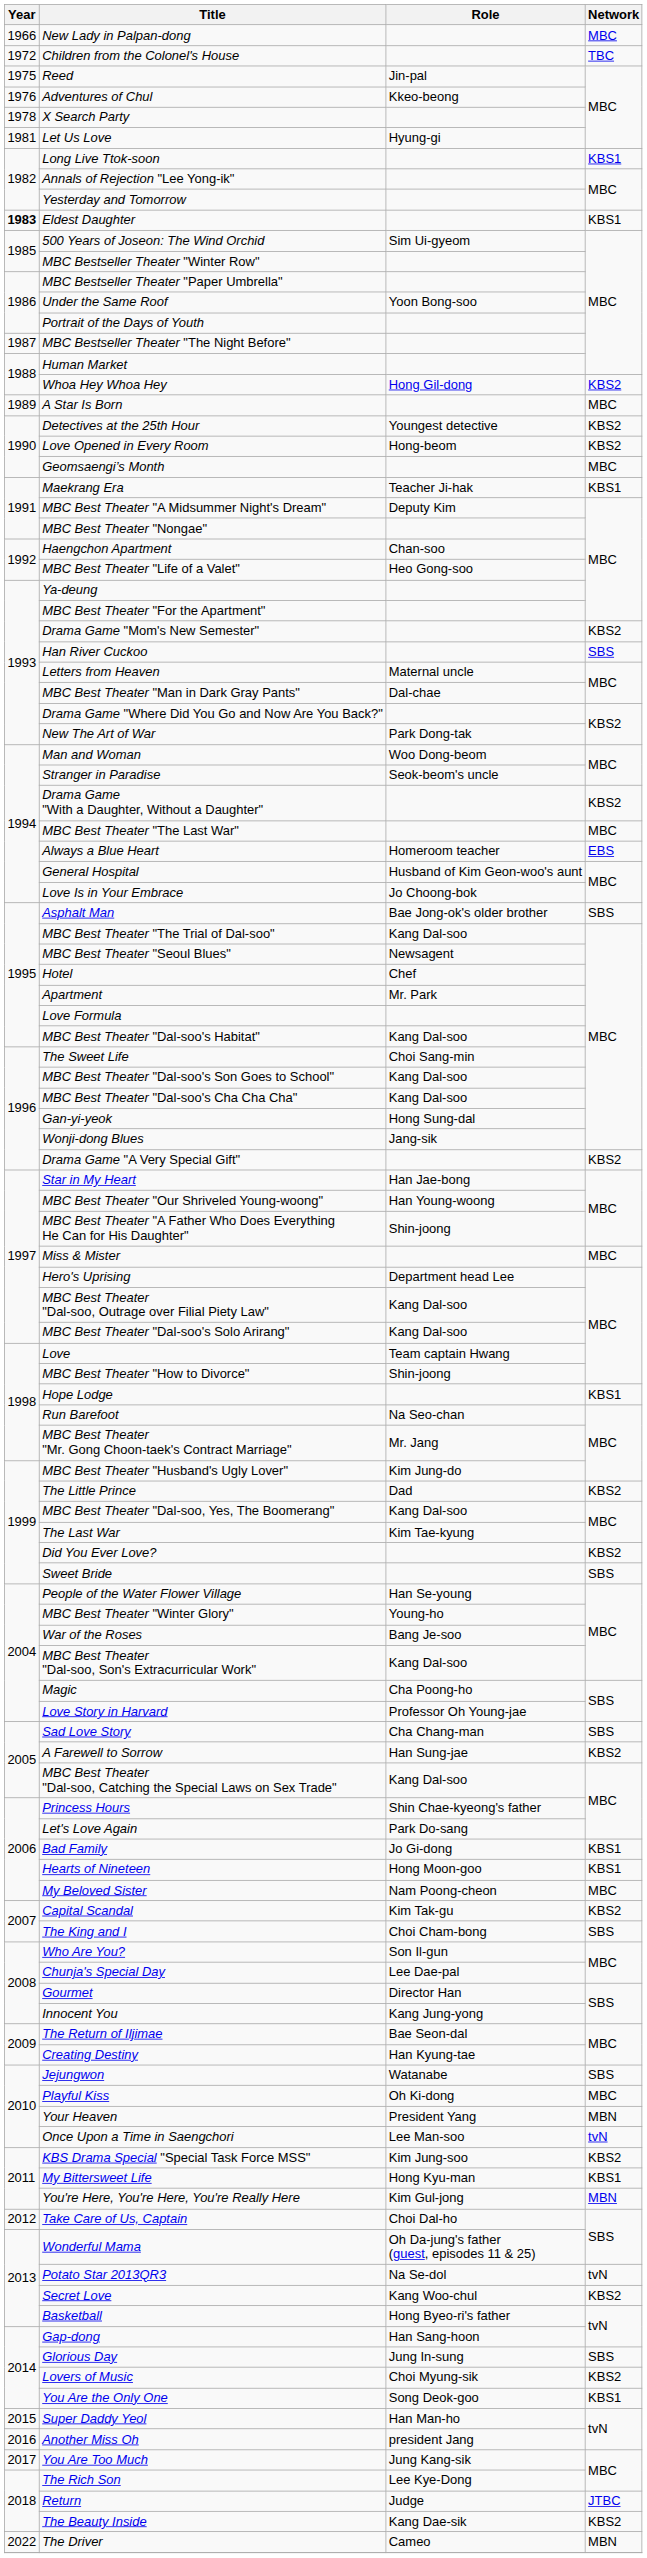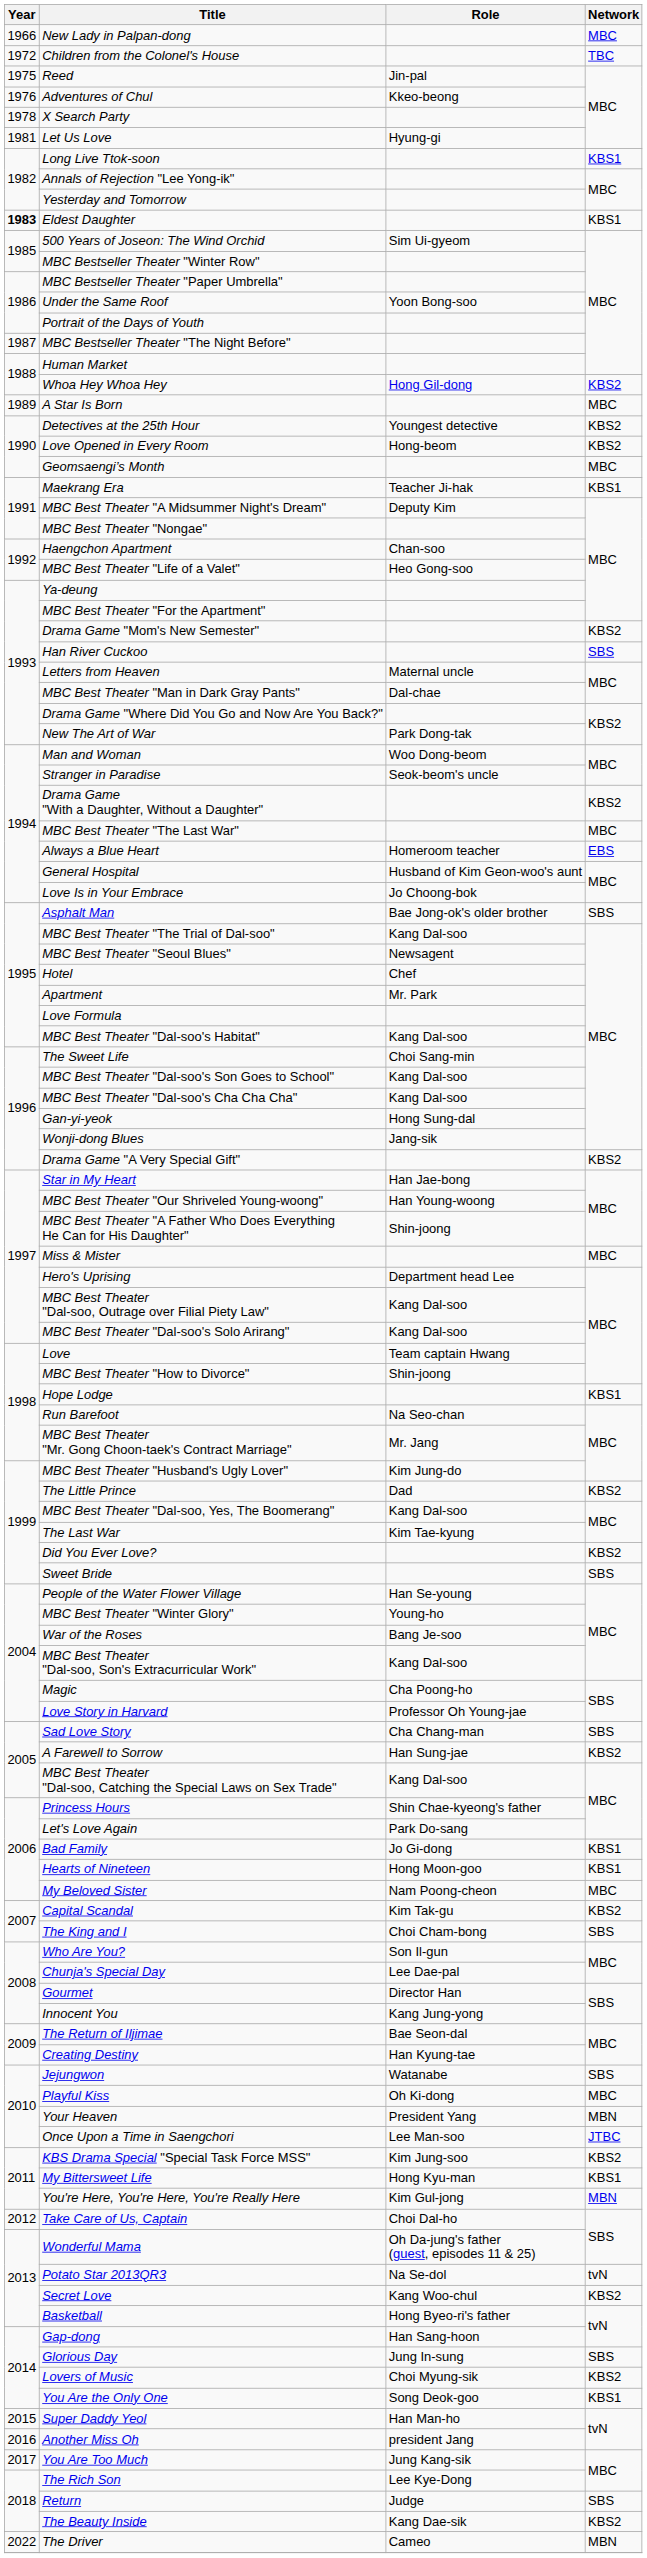(598, 2137) tvN -> (604, 2137) JTBC
(604, 2501) JTBC -> (601, 2501) SBS
